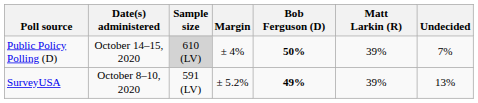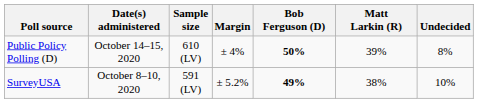(191, 51) lightgrey background -> (191, 51) no background
(445, 51) 7% -> (445, 51) 8%
(376, 83) 39% -> (376, 83) 38%
(445, 83) 13% -> (445, 83) 10%
